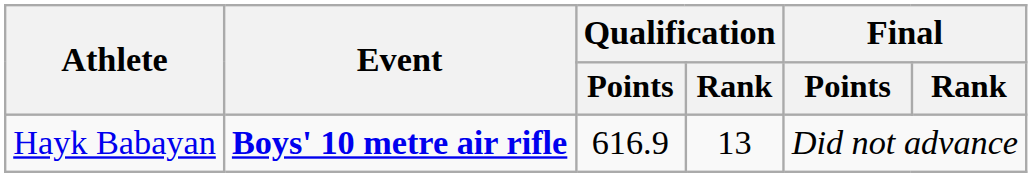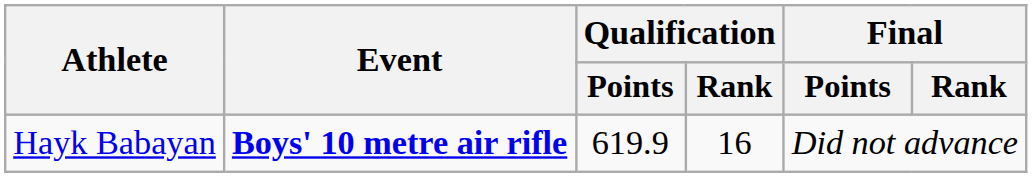(630, 143) 616.9 -> (630, 143) 619.9
(734, 143) 13 -> (734, 143) 16
